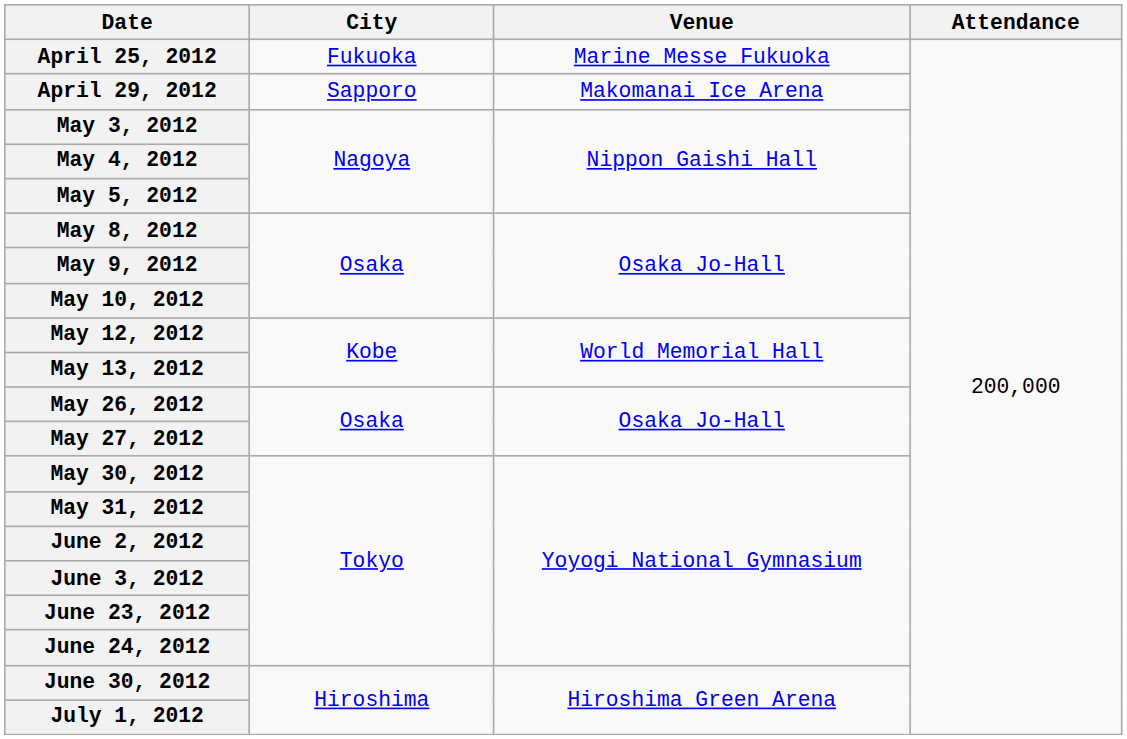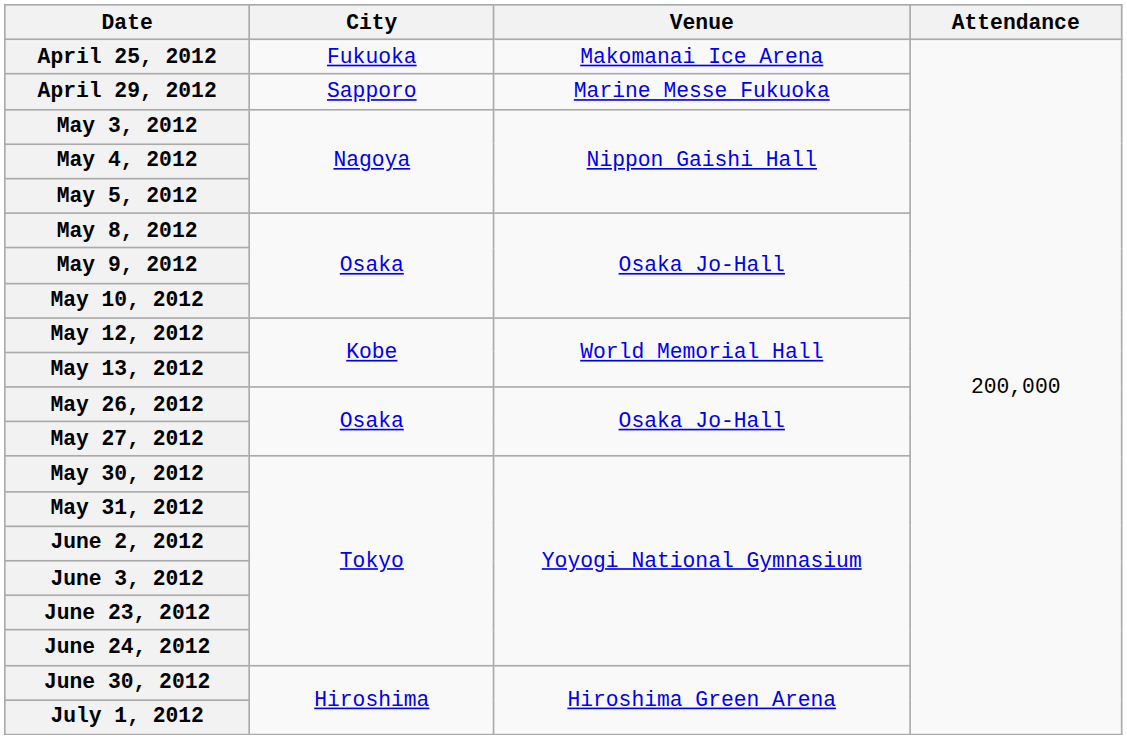(702, 57) Marine Messe Fukuoka -> (702, 57) Makomanai Ice Arena
(702, 92) Makomanai Ice Arena -> (702, 92) Marine Messe Fukuoka
